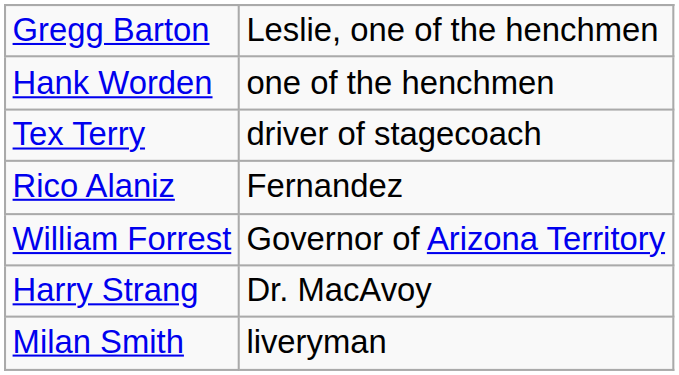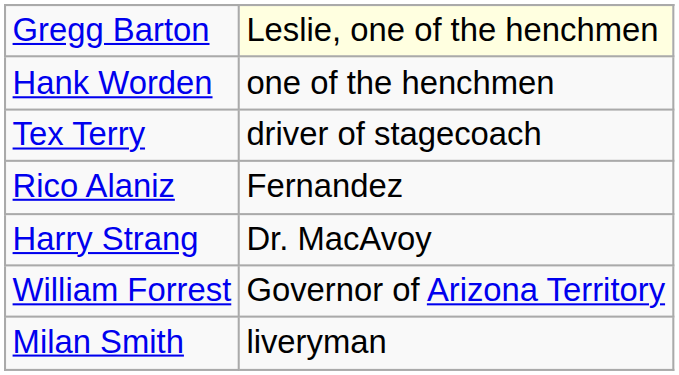(452, 30) no background -> (452, 30) lightyellow background
rows swapped: (122, 238) <-> (106, 290)
